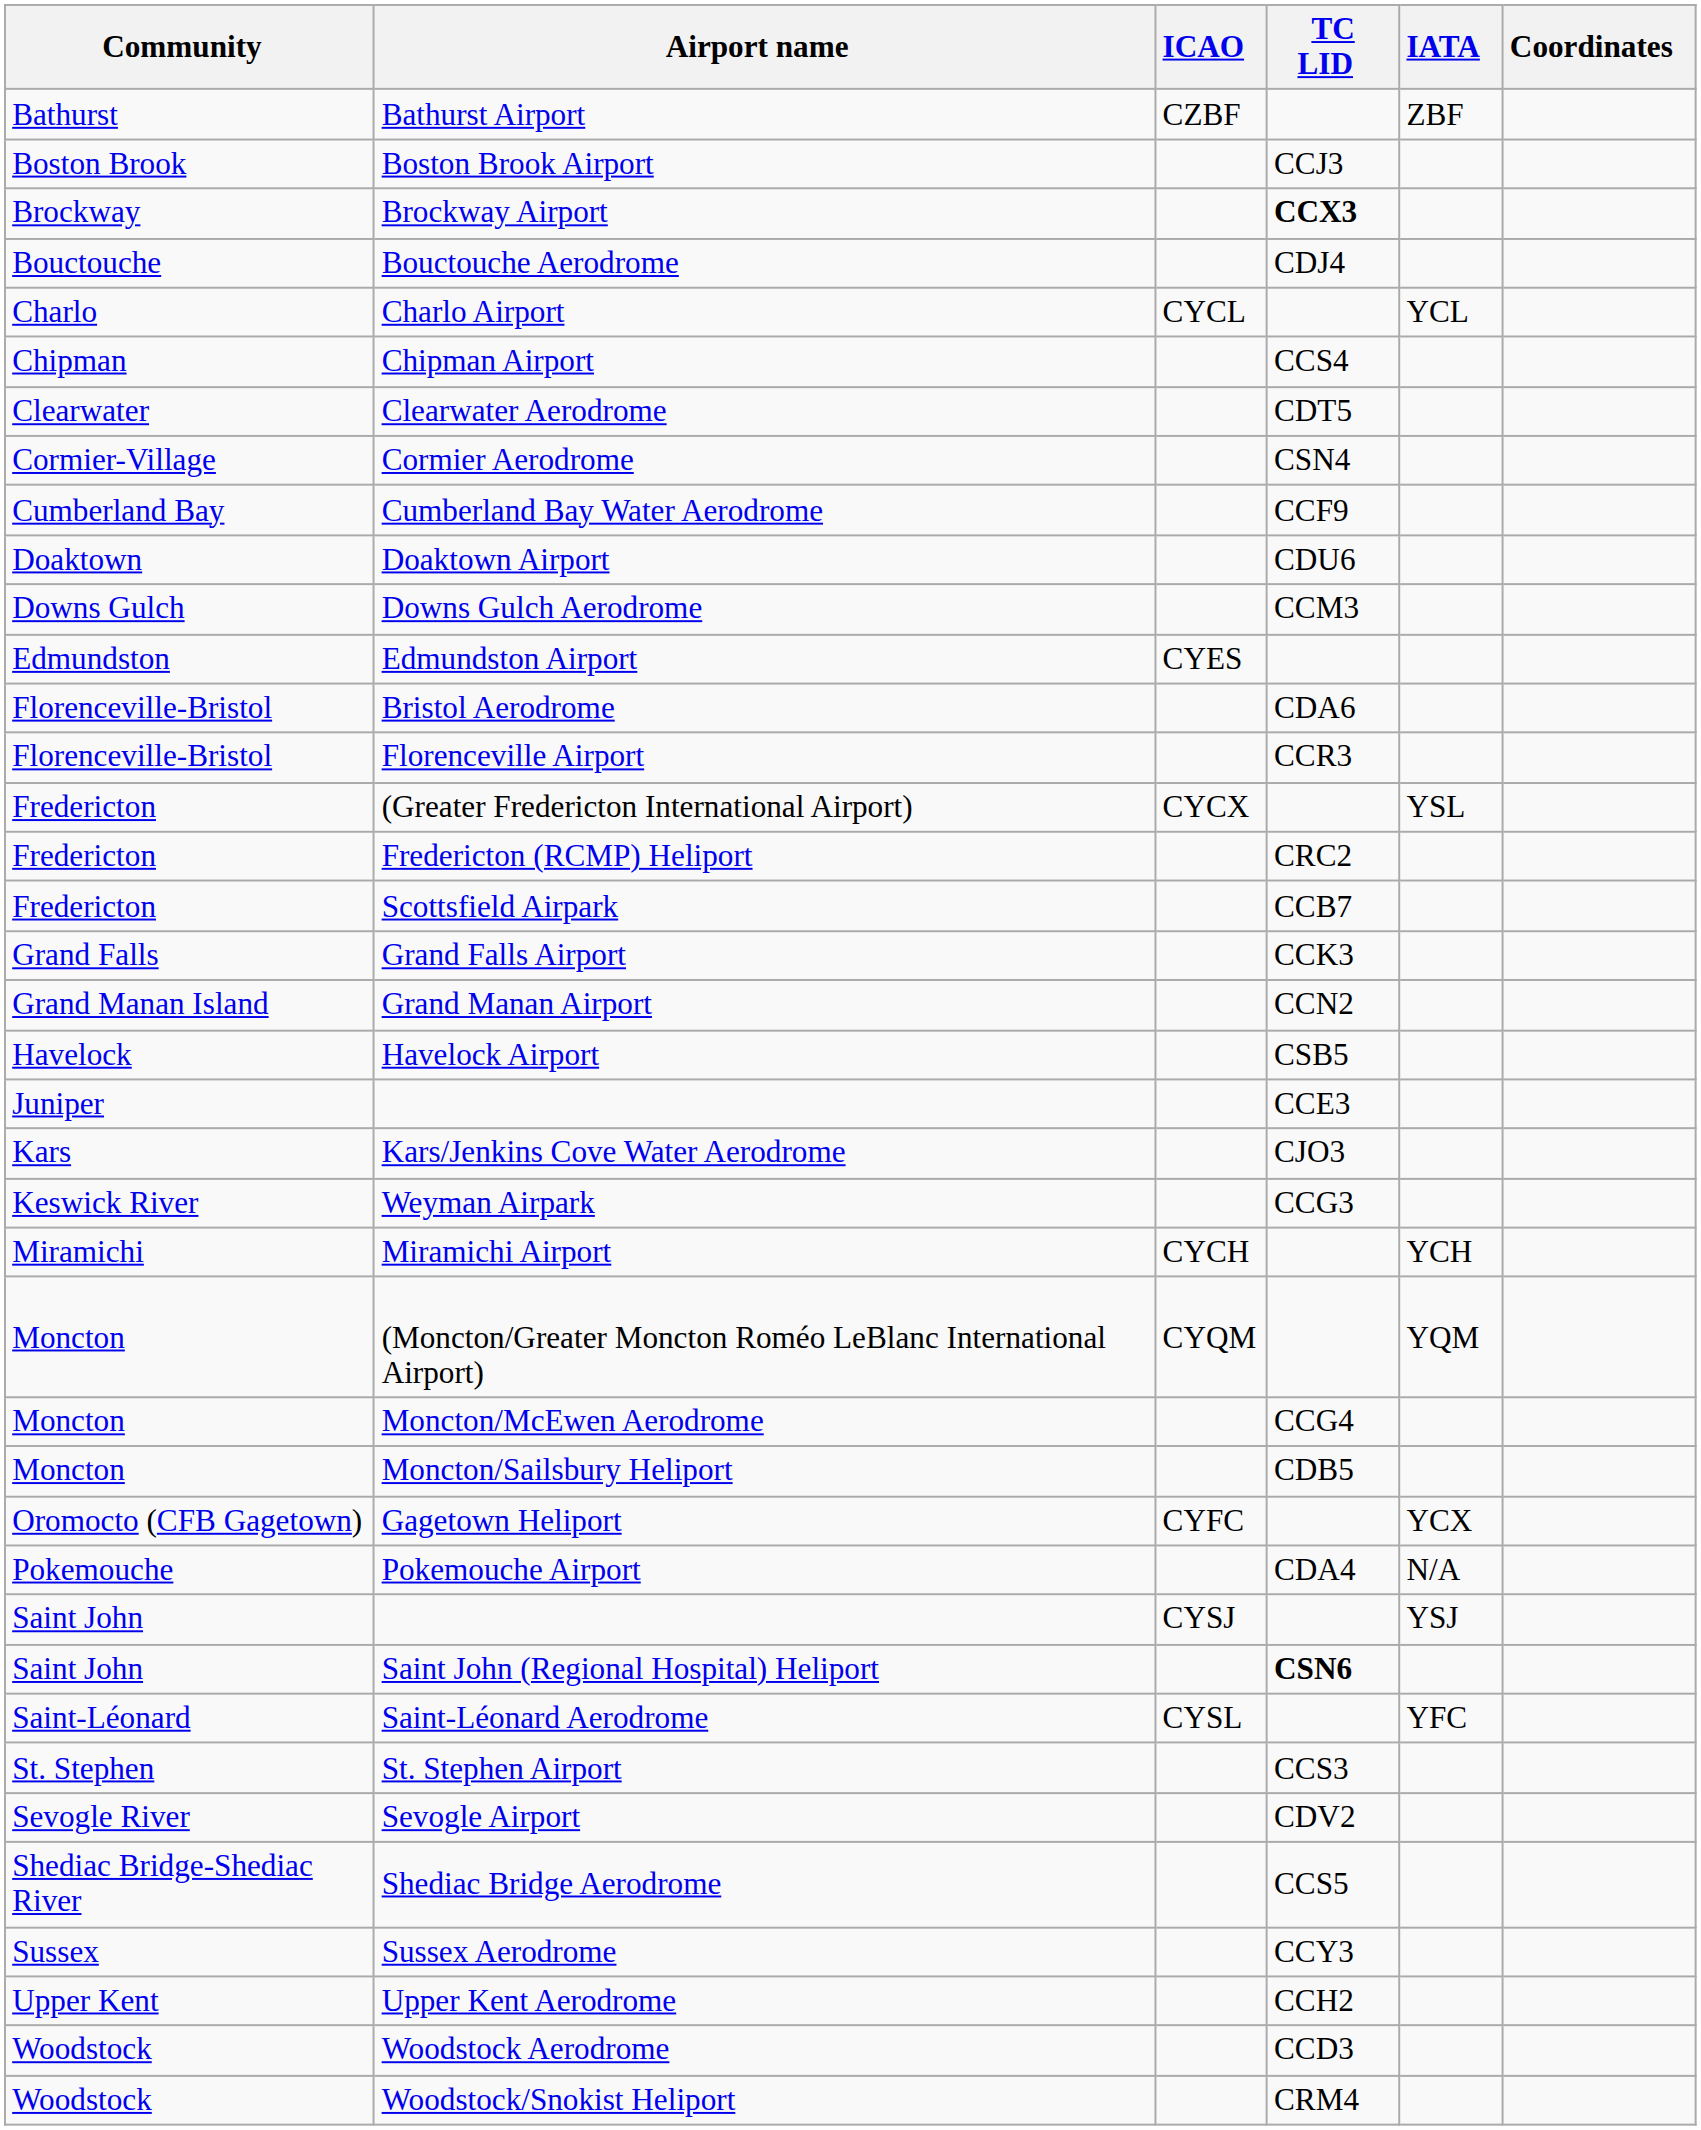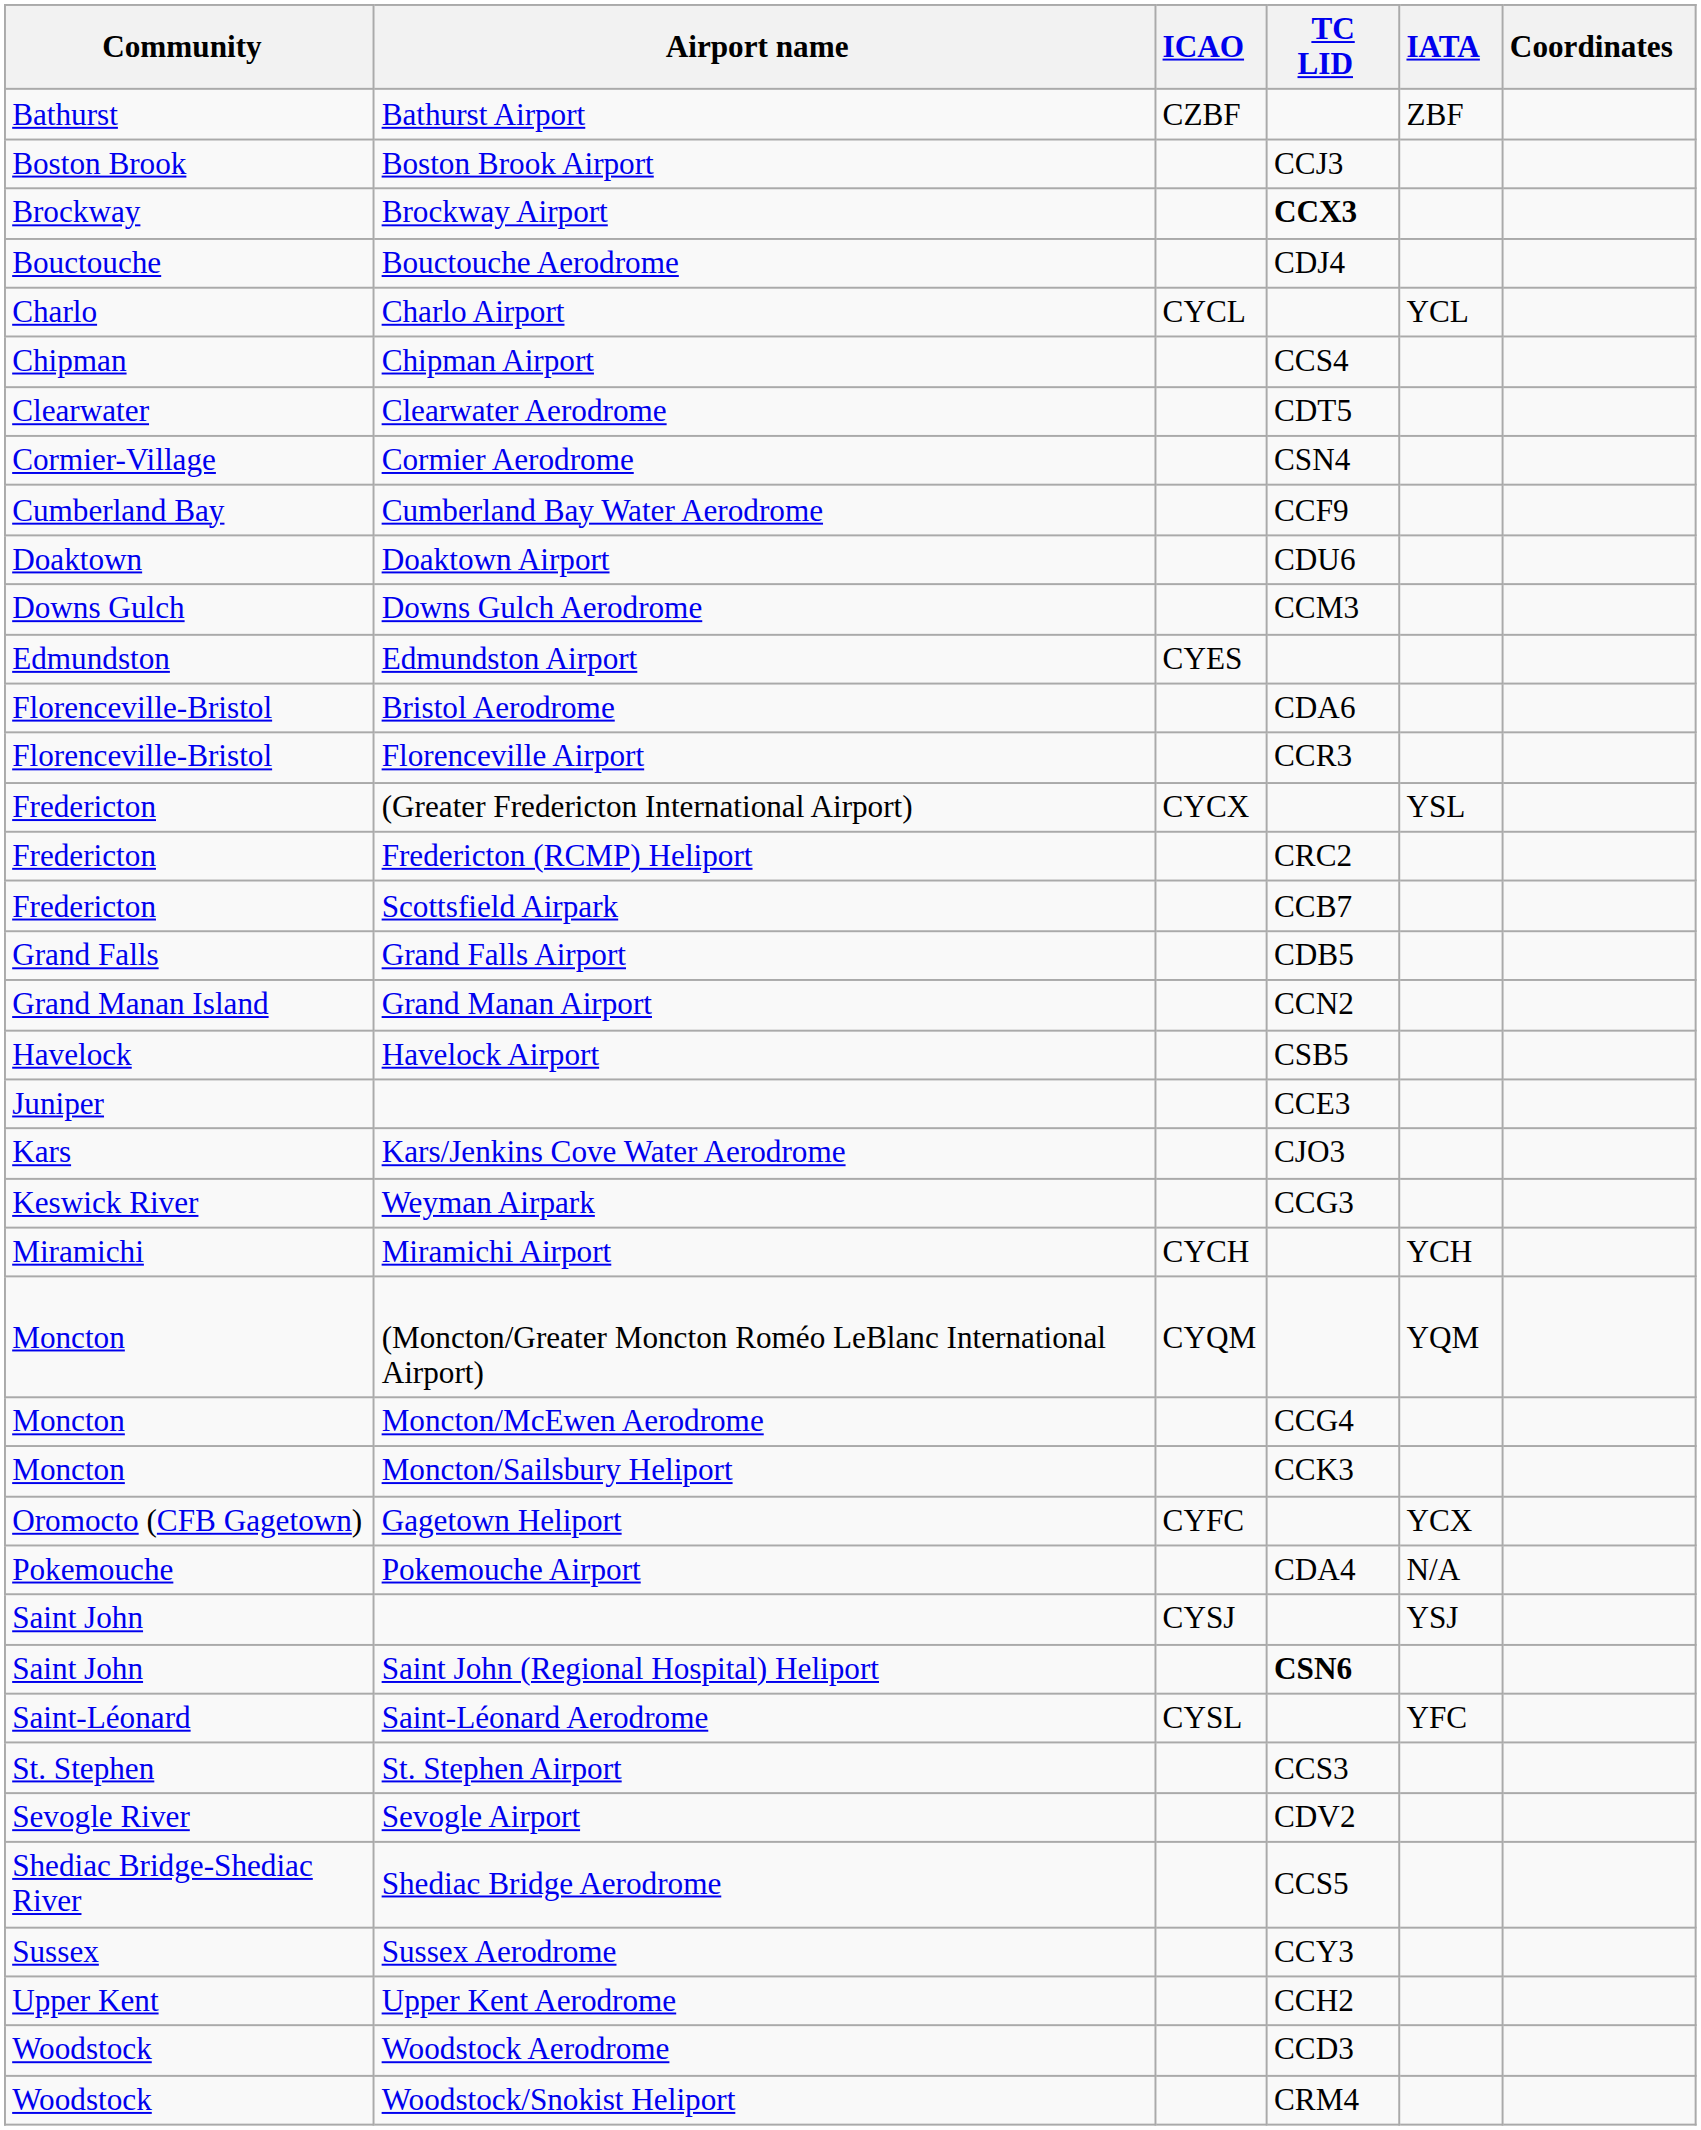(1314, 955) CCK3 -> (1314, 955) CDB5
(1314, 1470) CDB5 -> (1314, 1470) CCK3
